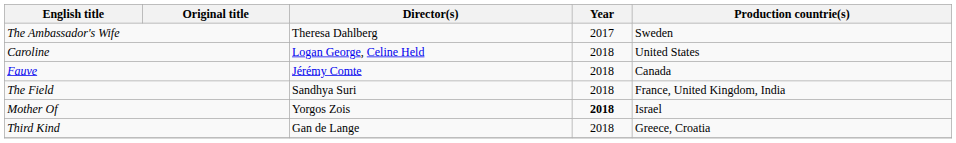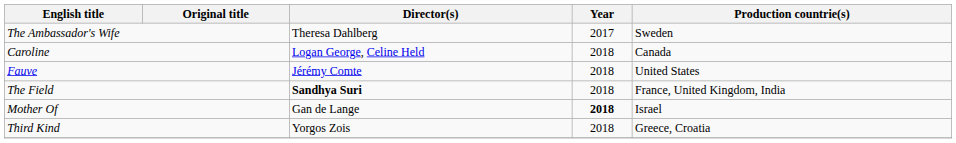(667, 52) United States -> (653, 52) Canada
(653, 71) Canada -> (667, 71) United States
(324, 90) normal -> (327, 90) bold
(321, 109) Yorgos Zois -> (326, 109) Gan de Lange
(326, 128) Gan de Lange -> (321, 128) Yorgos Zois
